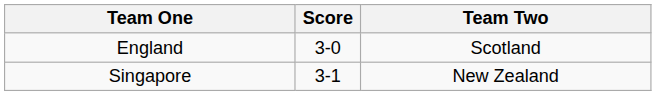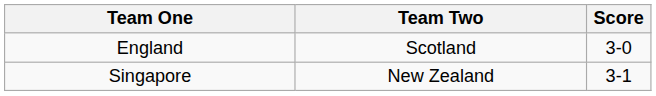columns swapped: (506, 18) <-> (328, 18)
